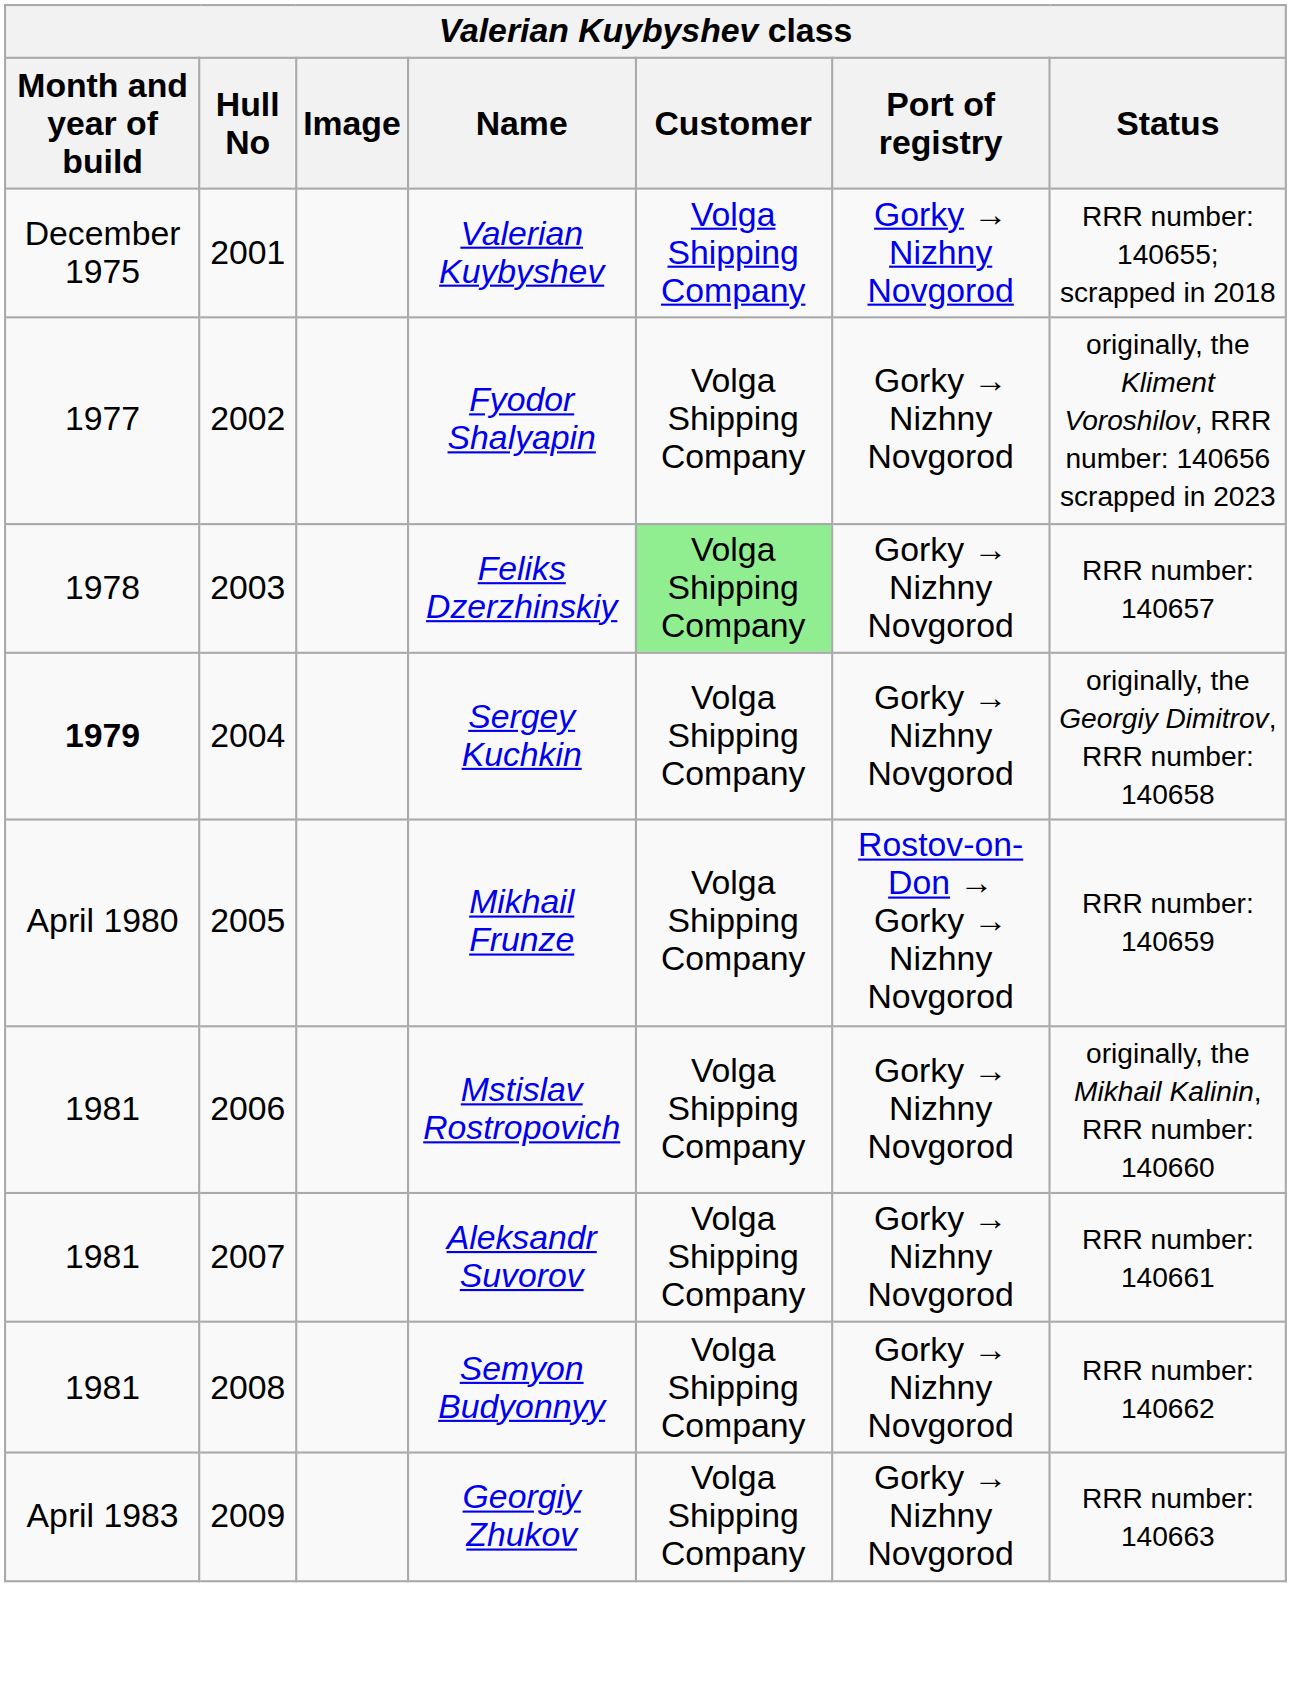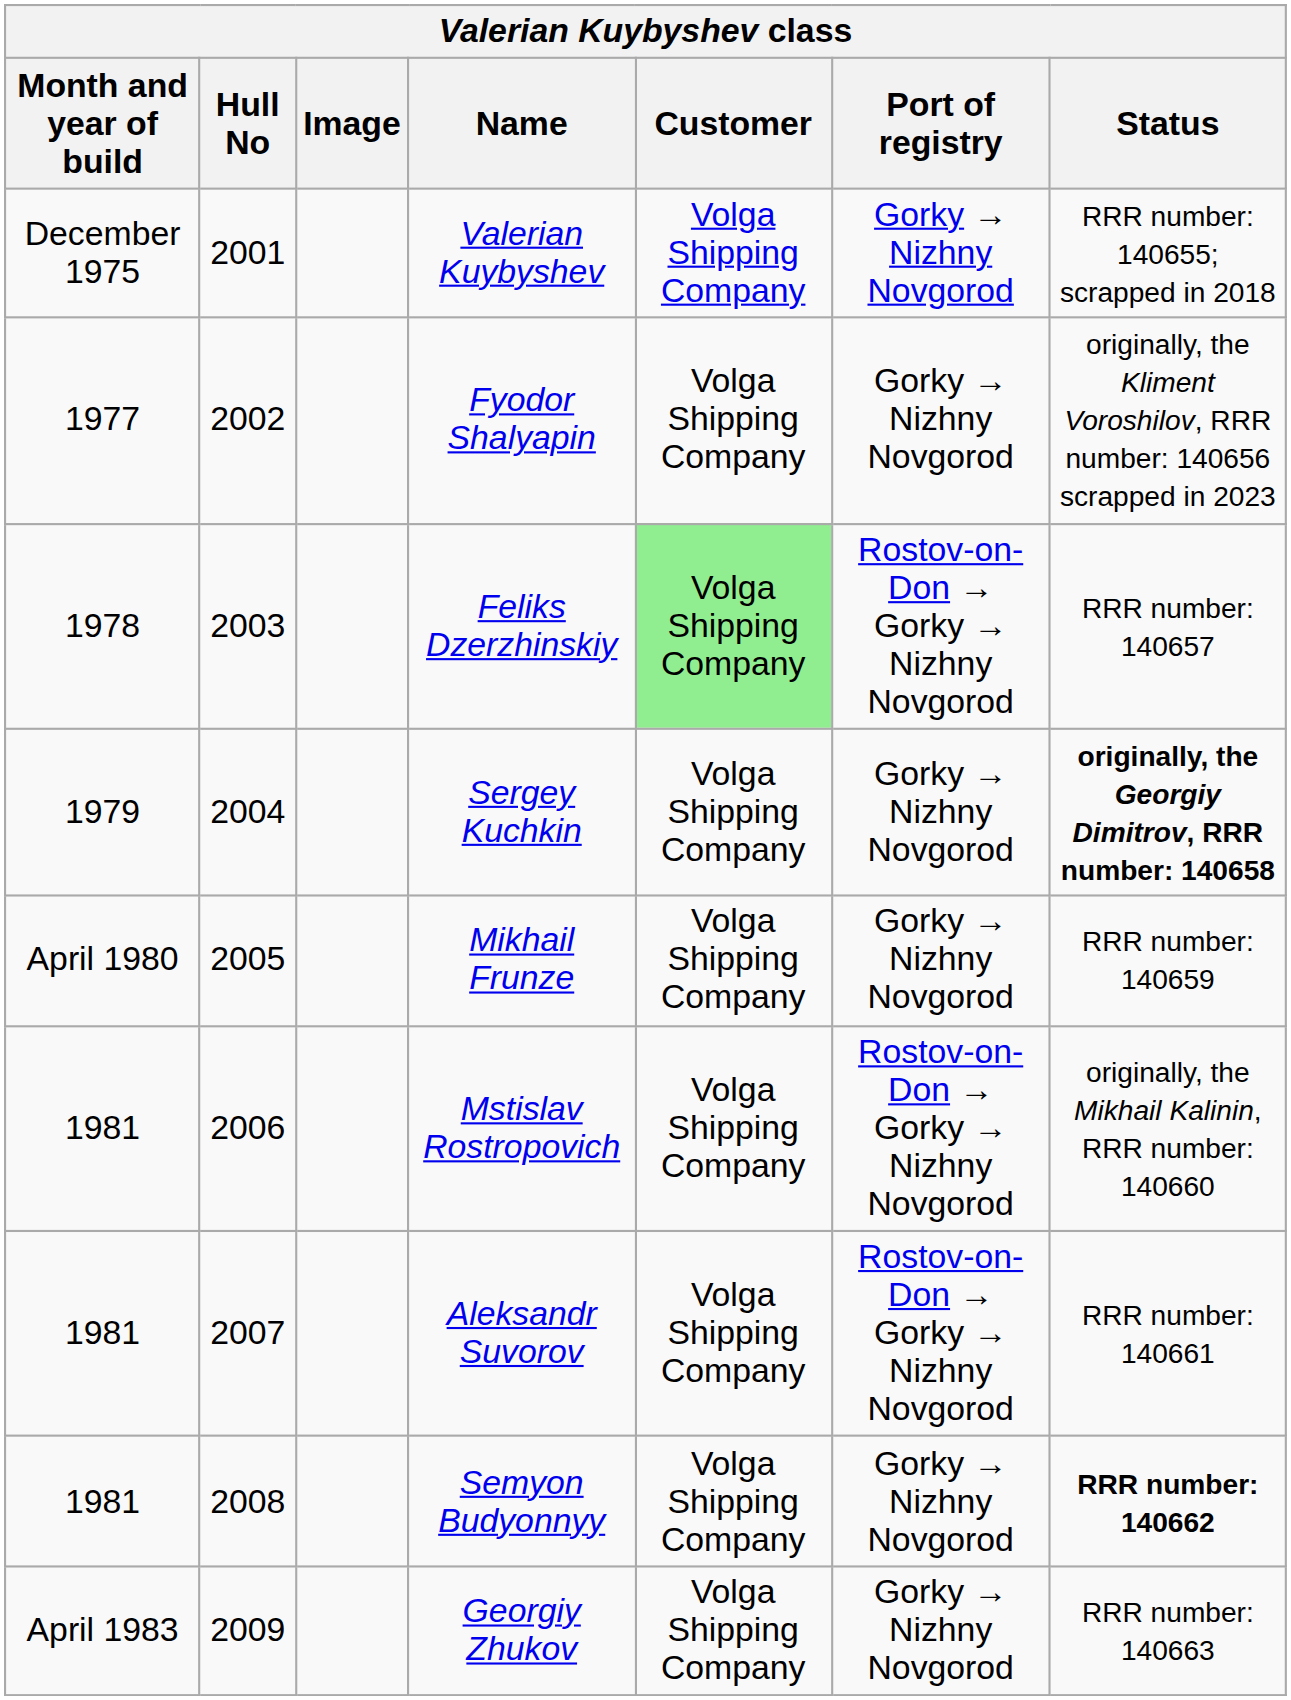(941, 587) Gorky → Nizhny Novgorod -> (941, 625) Rostov-on-Don → Gorky → Nizhny Novgorod
(103, 735) bold -> (103, 811) normal
(1168, 737) normal -> (1168, 811) bold
(941, 922) Rostov-on-Don → Gorky → Nizhny Novgorod -> (941, 960) Gorky → Nizhny Novgorod
(941, 1108) Gorky → Nizhny Novgorod -> (941, 1127) Rostov-on-Don → Gorky → Nizhny Novgorod
(941, 1257) Gorky → Nizhny Novgorod -> (941, 1333) Rostov-on-Don → Gorky → Nizhny Novgorod
(1168, 1388) normal -> (1168, 1500) bold
